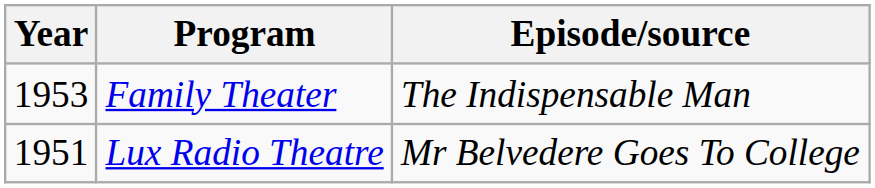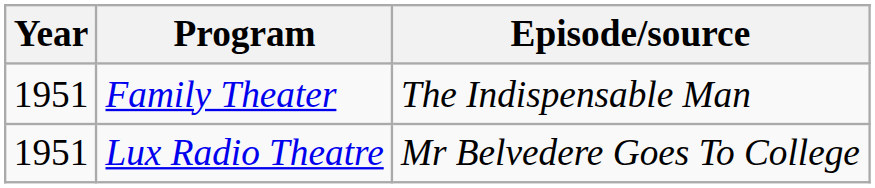(51, 93) 1953 -> (51, 93) 1951
